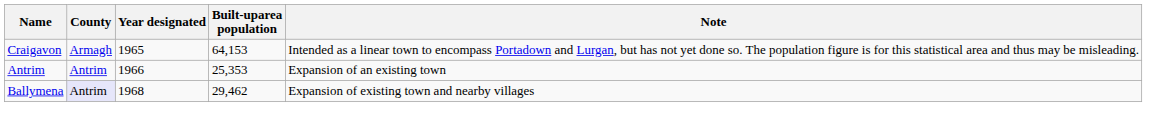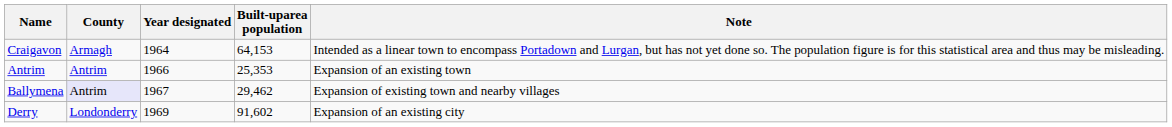(131, 49) 1965 -> (156, 49) 1964
(131, 91) 1968 -> (156, 91) 1967
+ row: (23, 111)
